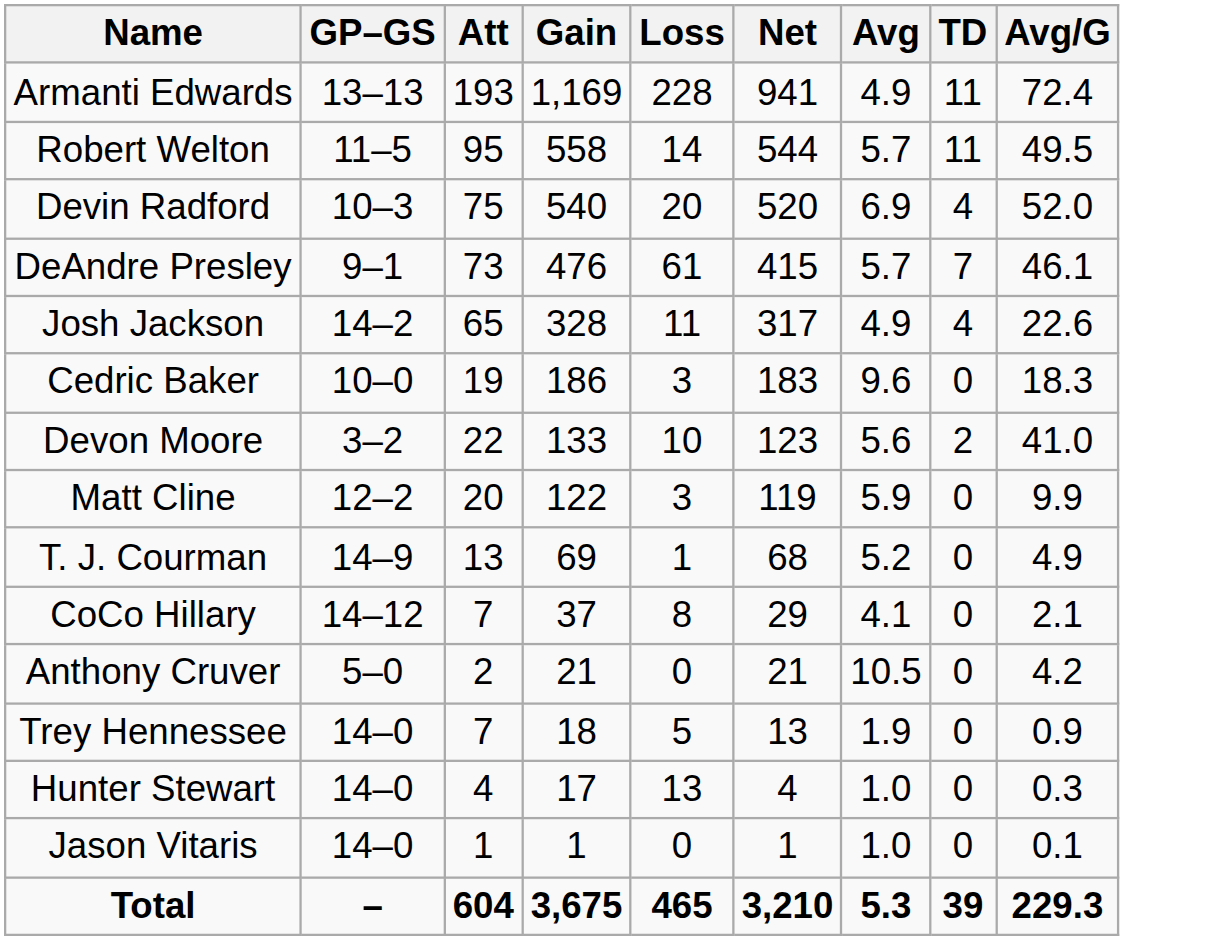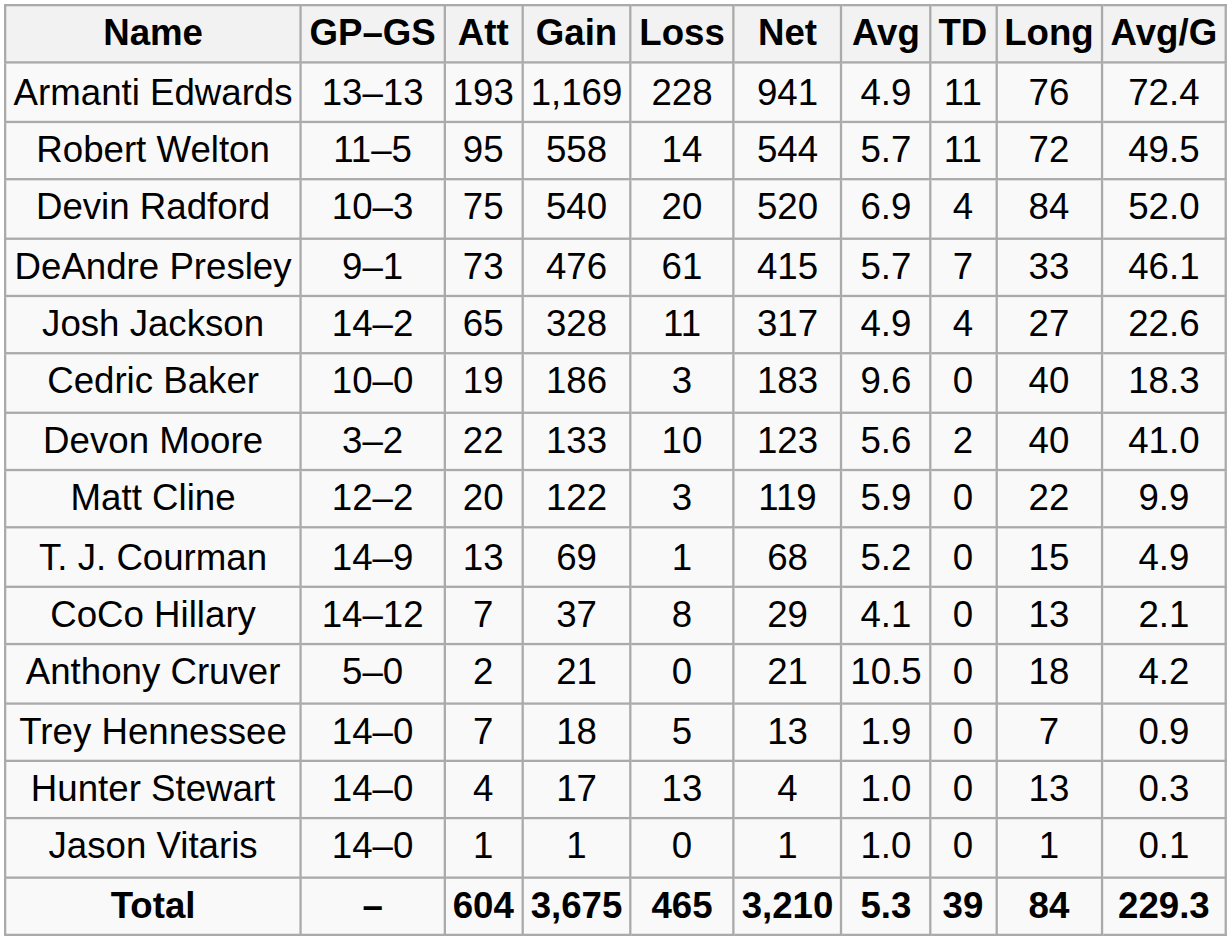+ column: (1049, 33)
